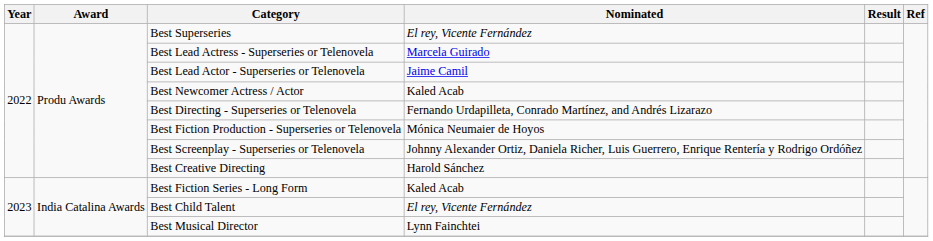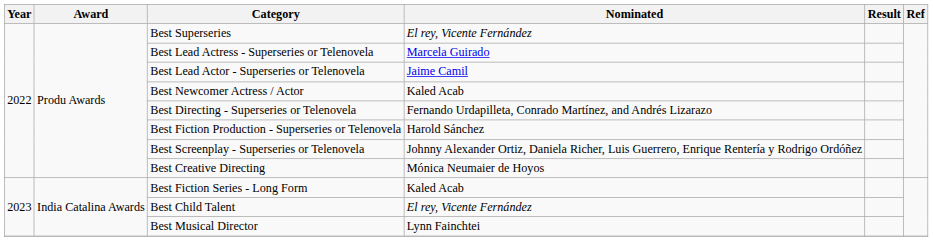(476, 129) Mónica Neumaier de Hoyos -> (445, 129) Harold Sánchez
(445, 168) Harold Sánchez -> (476, 168) Mónica Neumaier de Hoyos
